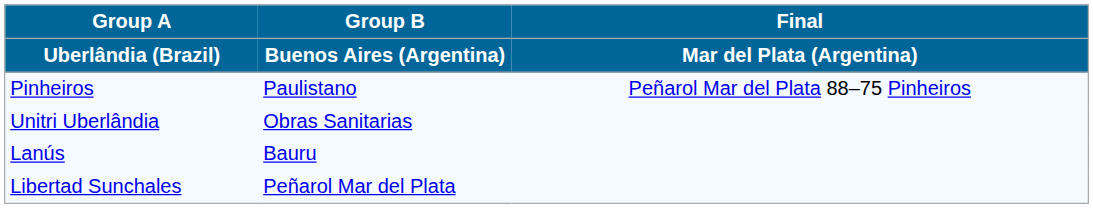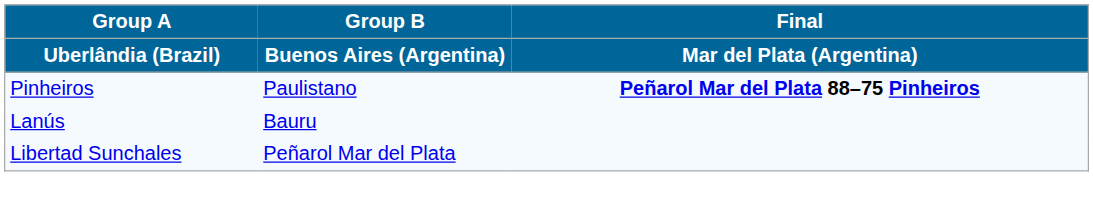(800, 88) normal -> (800, 88) bold
- row: (85, 121)
